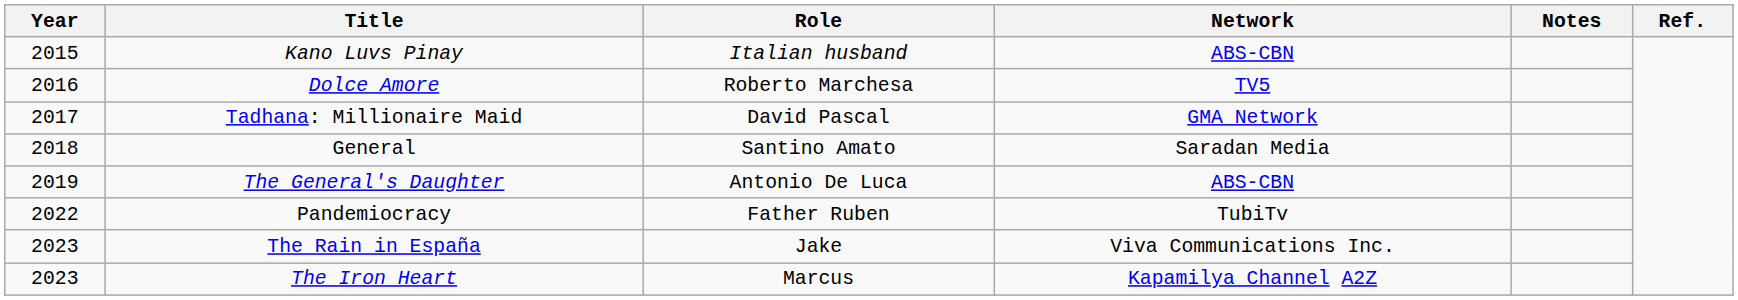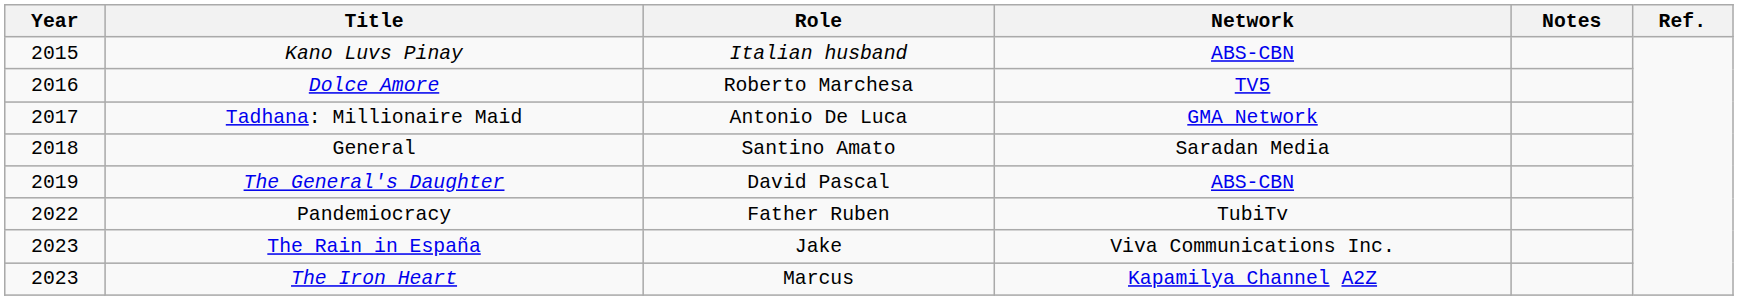(819, 117) David Pascal -> (819, 117) Antonio De Luca
(819, 182) Antonio De Luca -> (819, 182) David Pascal
